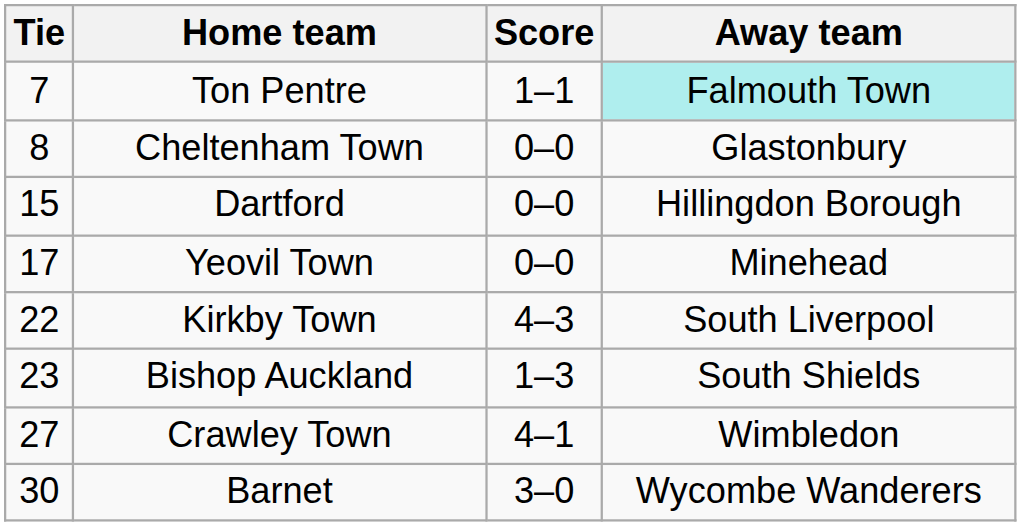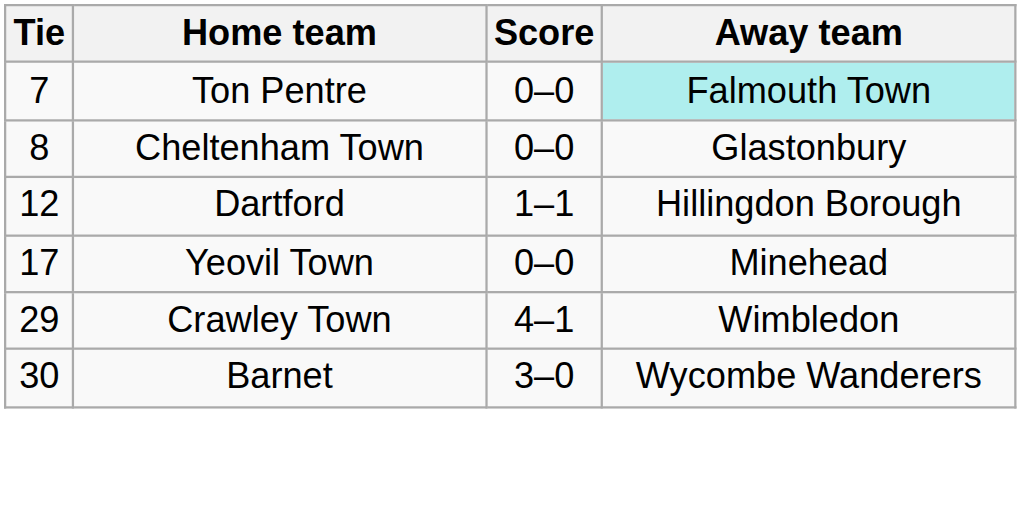(544, 90) 1–1 -> (544, 90) 0–0
(39, 205) 15 -> (39, 205) 12
(544, 205) 0–0 -> (544, 205) 1–1
- row: (279, 319)
- row: (279, 377)
(39, 434) 27 -> (39, 319) 29
